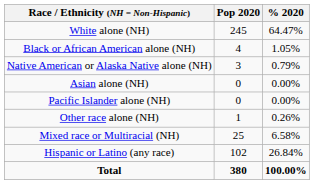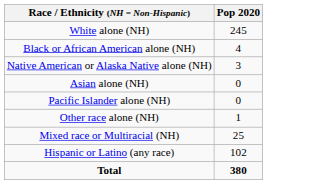- column: (286, 13)
